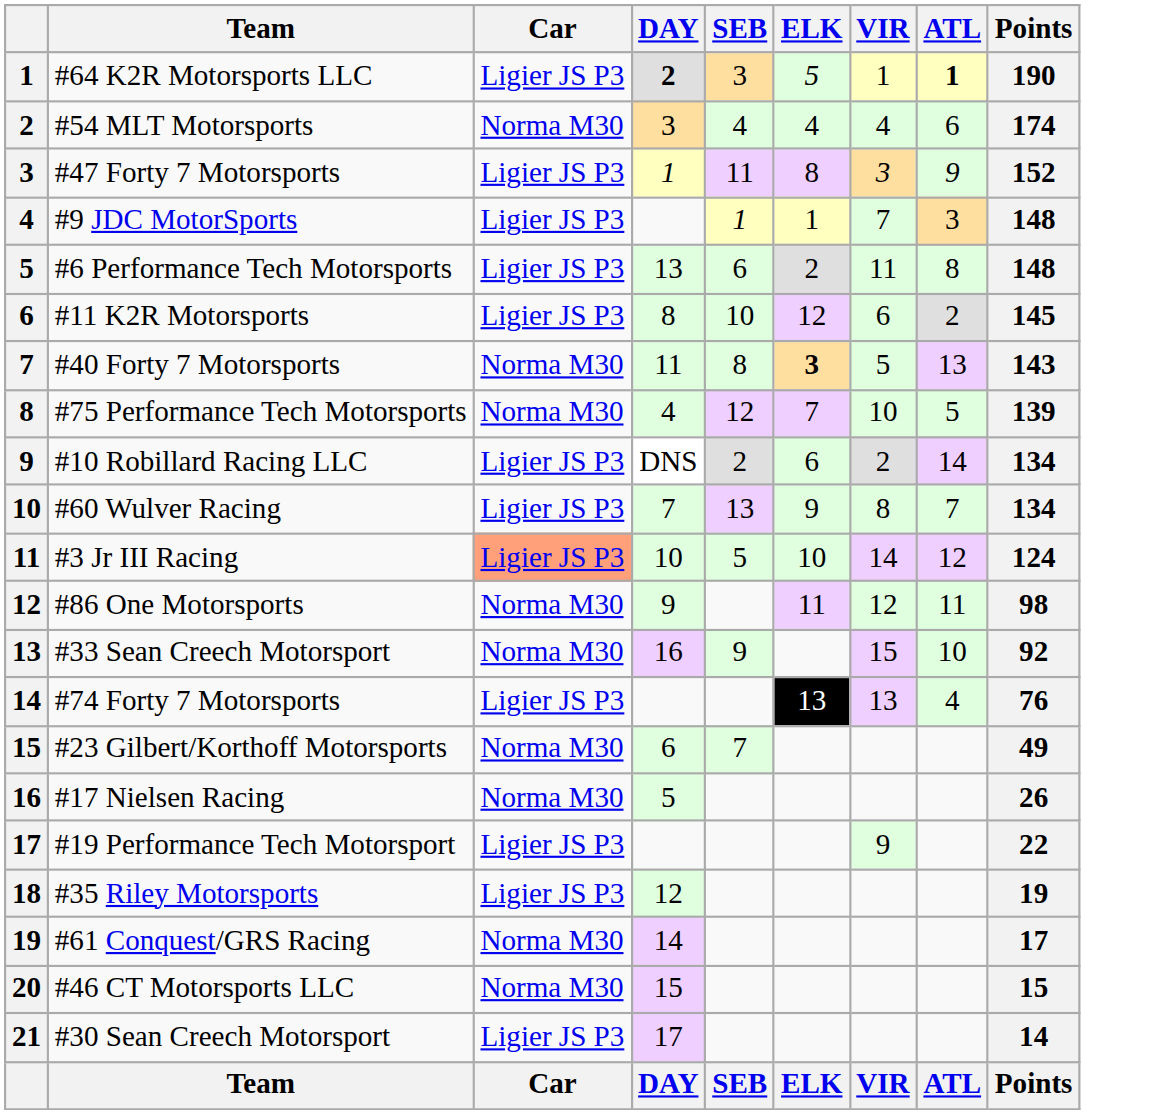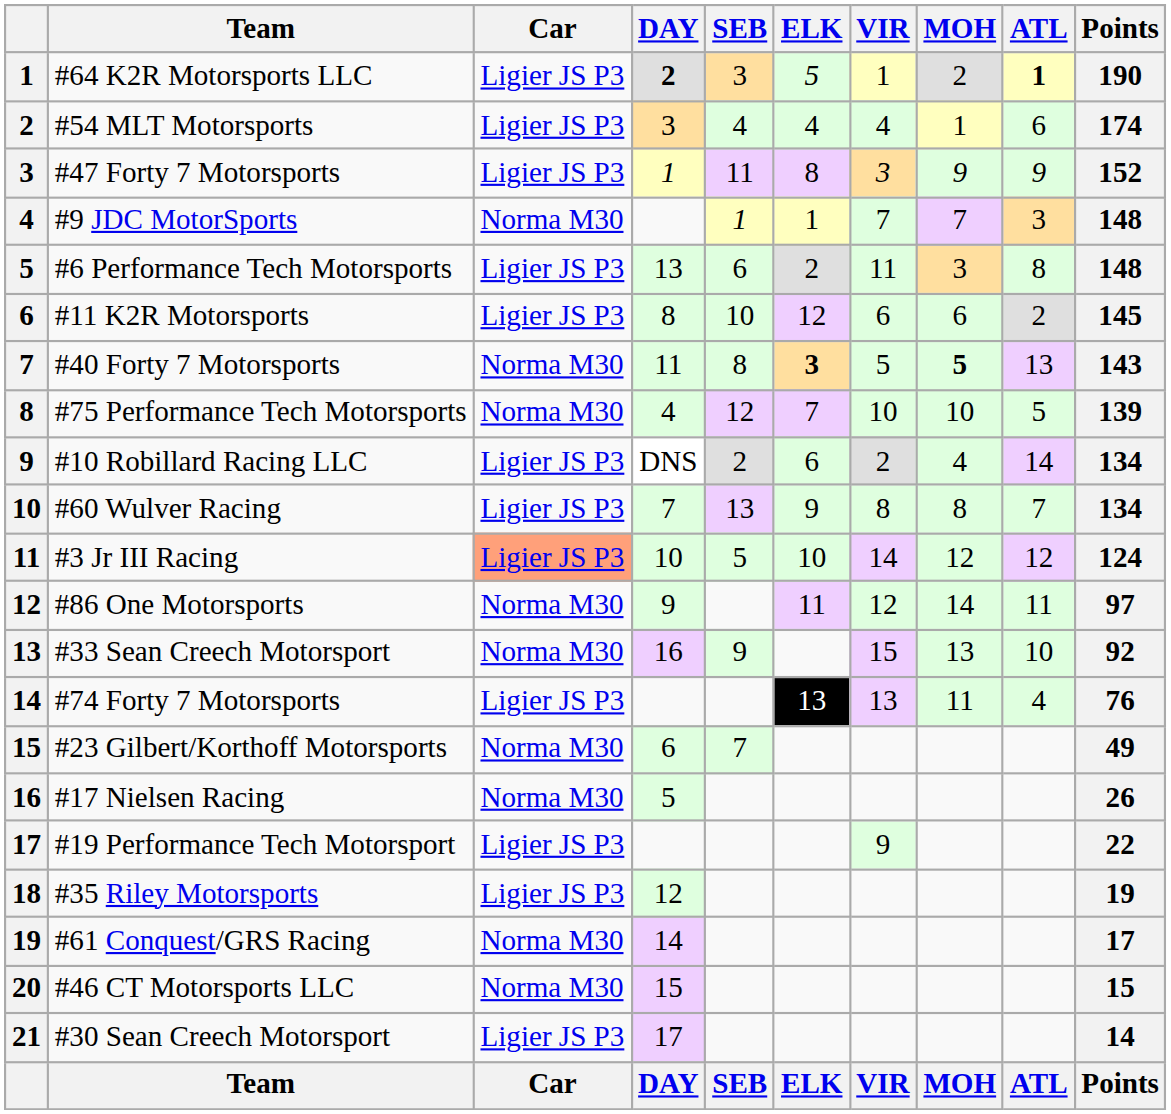+ column: (960, 28)
(552, 124) Norma M30 -> (552, 124) Ligier JS P3
(552, 220) Ligier JS P3 -> (552, 220) Norma M30
(1034, 604) 98 -> (1120, 604) 97
